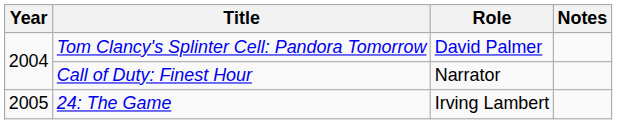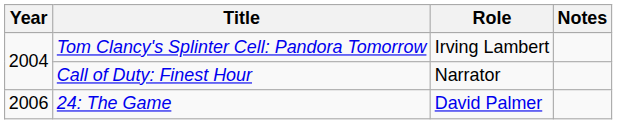(488, 47) David Palmer -> (492, 47) Irving Lambert
(29, 103) 2005 -> (29, 103) 2006
(492, 103) Irving Lambert -> (488, 103) David Palmer
